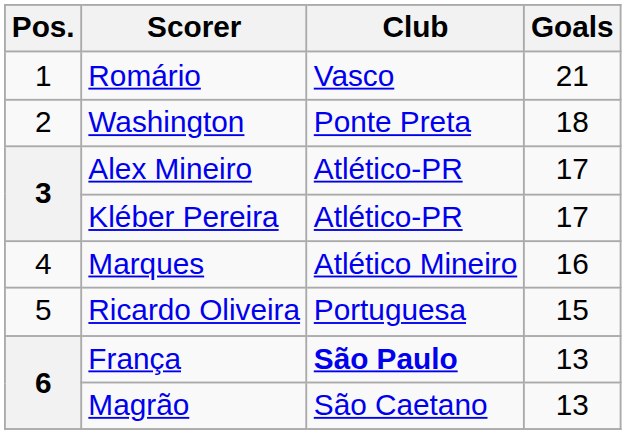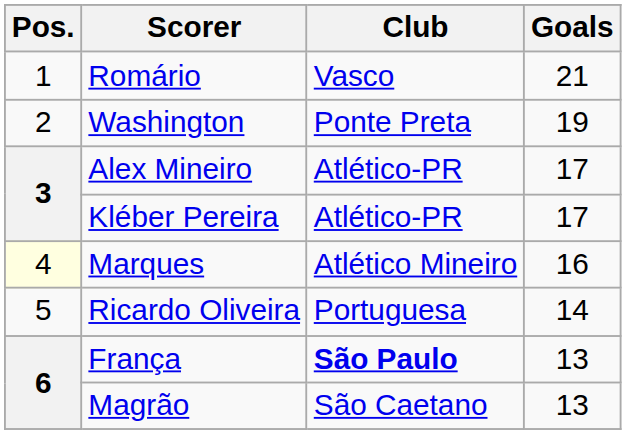(572, 122) 18 -> (572, 122) 19
(43, 264) no background -> (43, 264) lightyellow background
(572, 311) 15 -> (572, 311) 14
